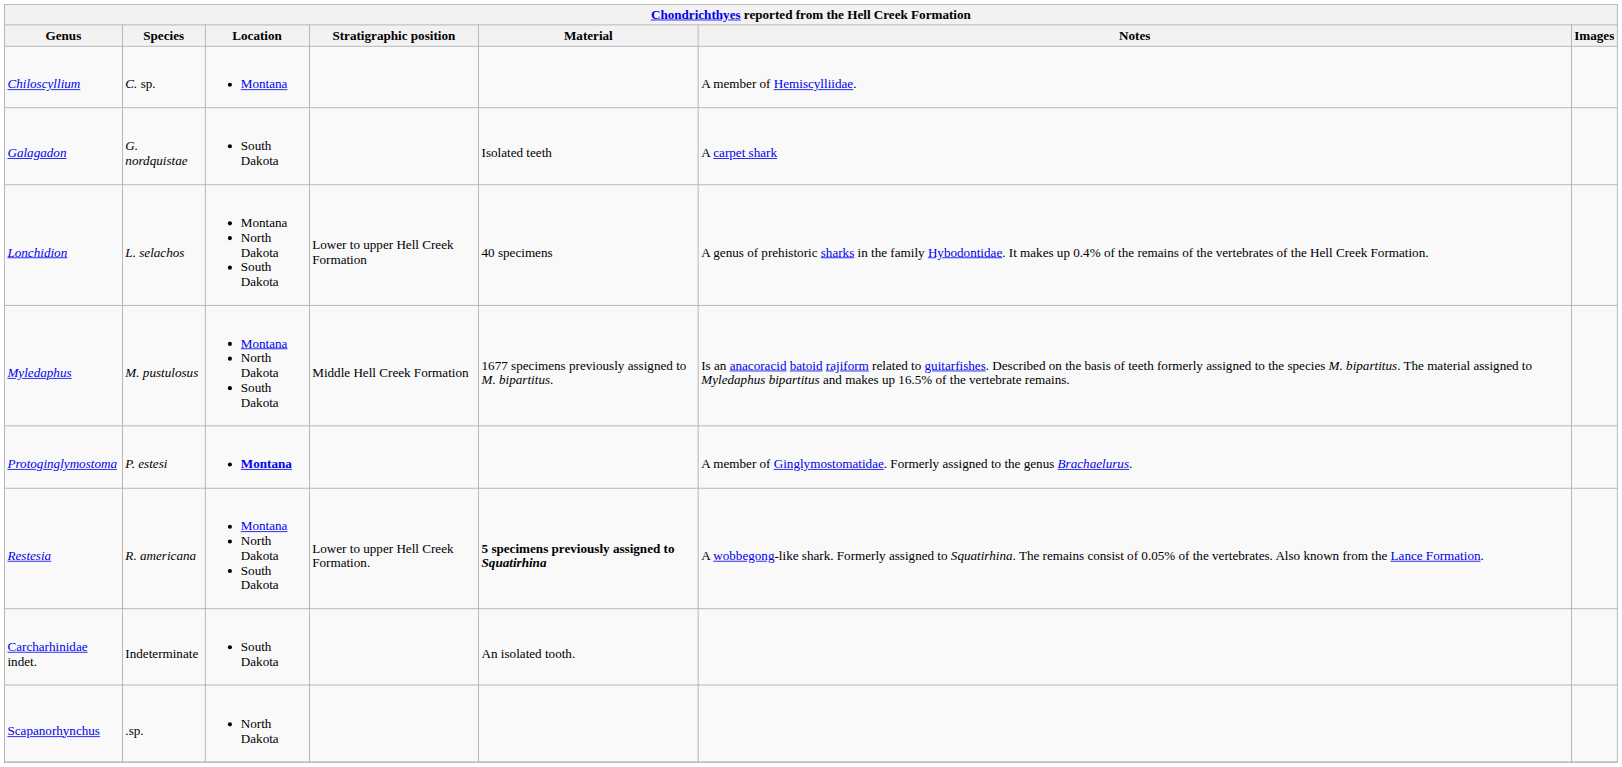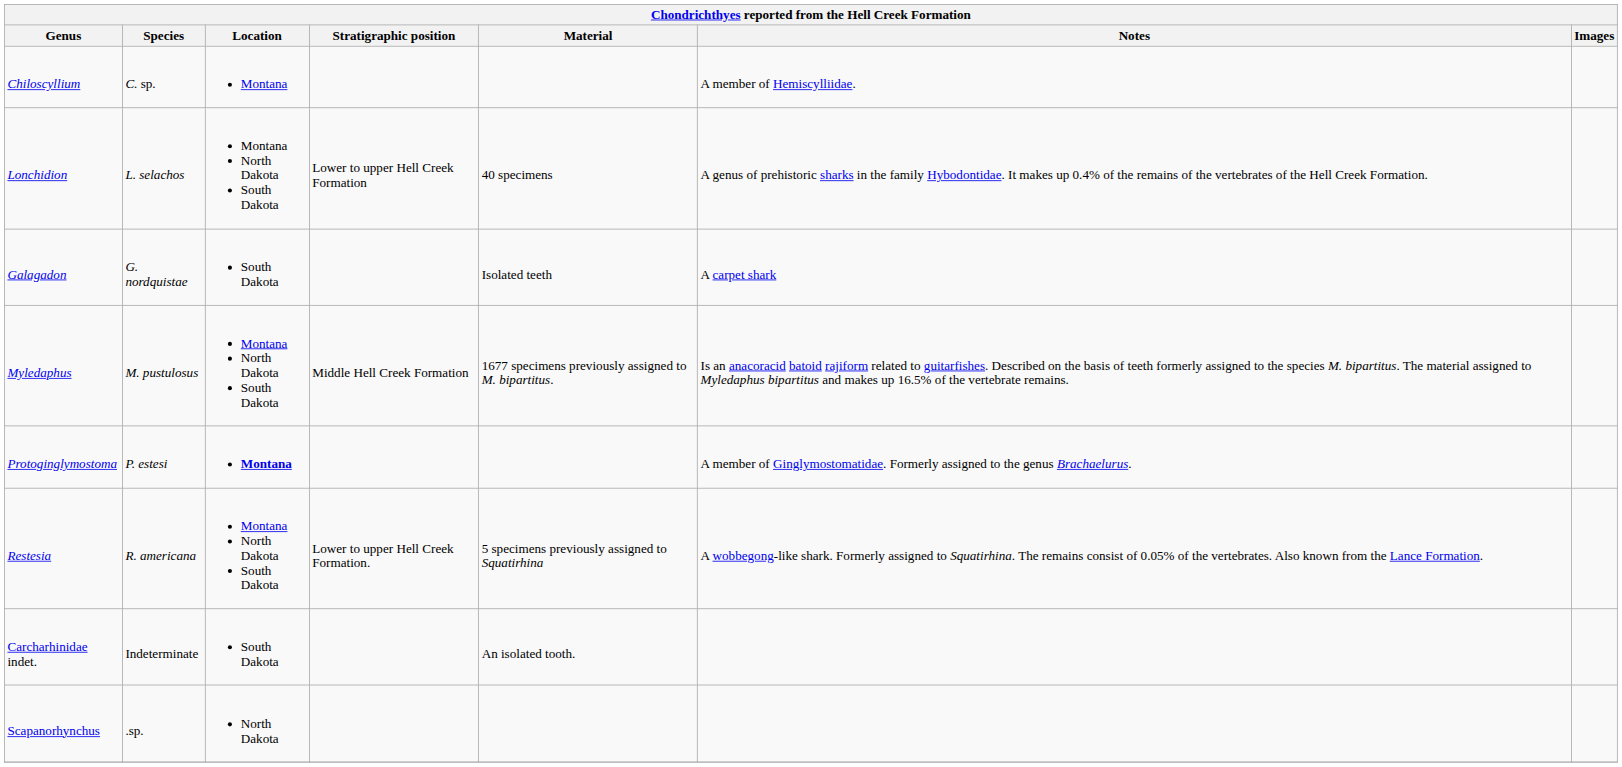rows swapped: (37, 153) <-> (37, 252)
(578, 555) bold -> (574, 555) normal
